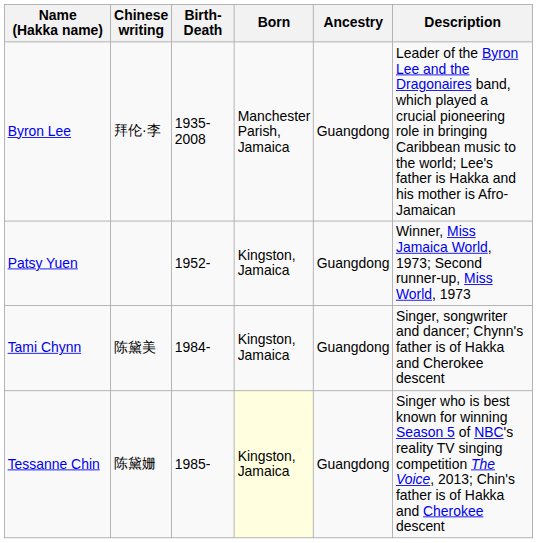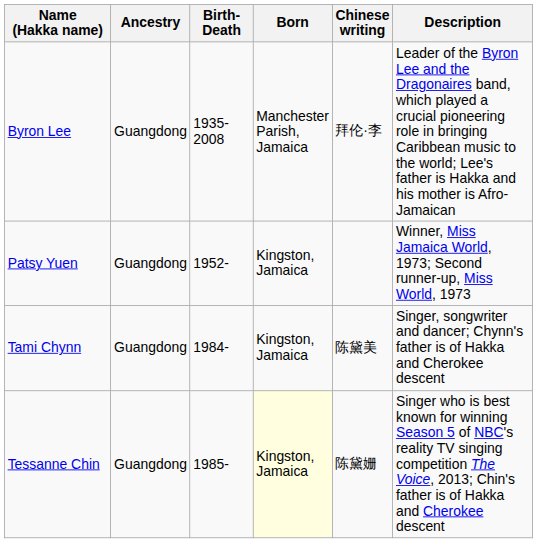columns swapped: (141, 23) <-> (353, 23)
